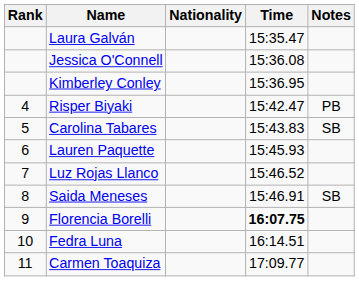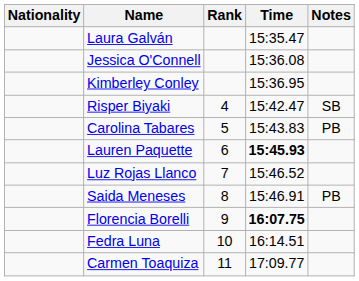columns swapped: (25, 15) <-> (206, 15)
(331, 106) PB -> (331, 106) SB
(331, 128) SB -> (331, 128) PB
(277, 151) normal -> (277, 151) bold
(331, 196) SB -> (331, 196) PB
